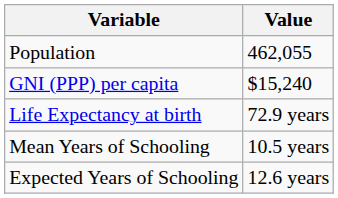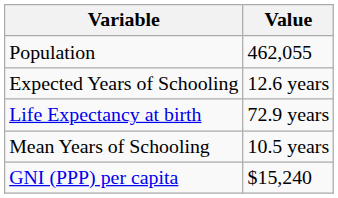rows swapped: (94, 83) <-> (124, 177)
